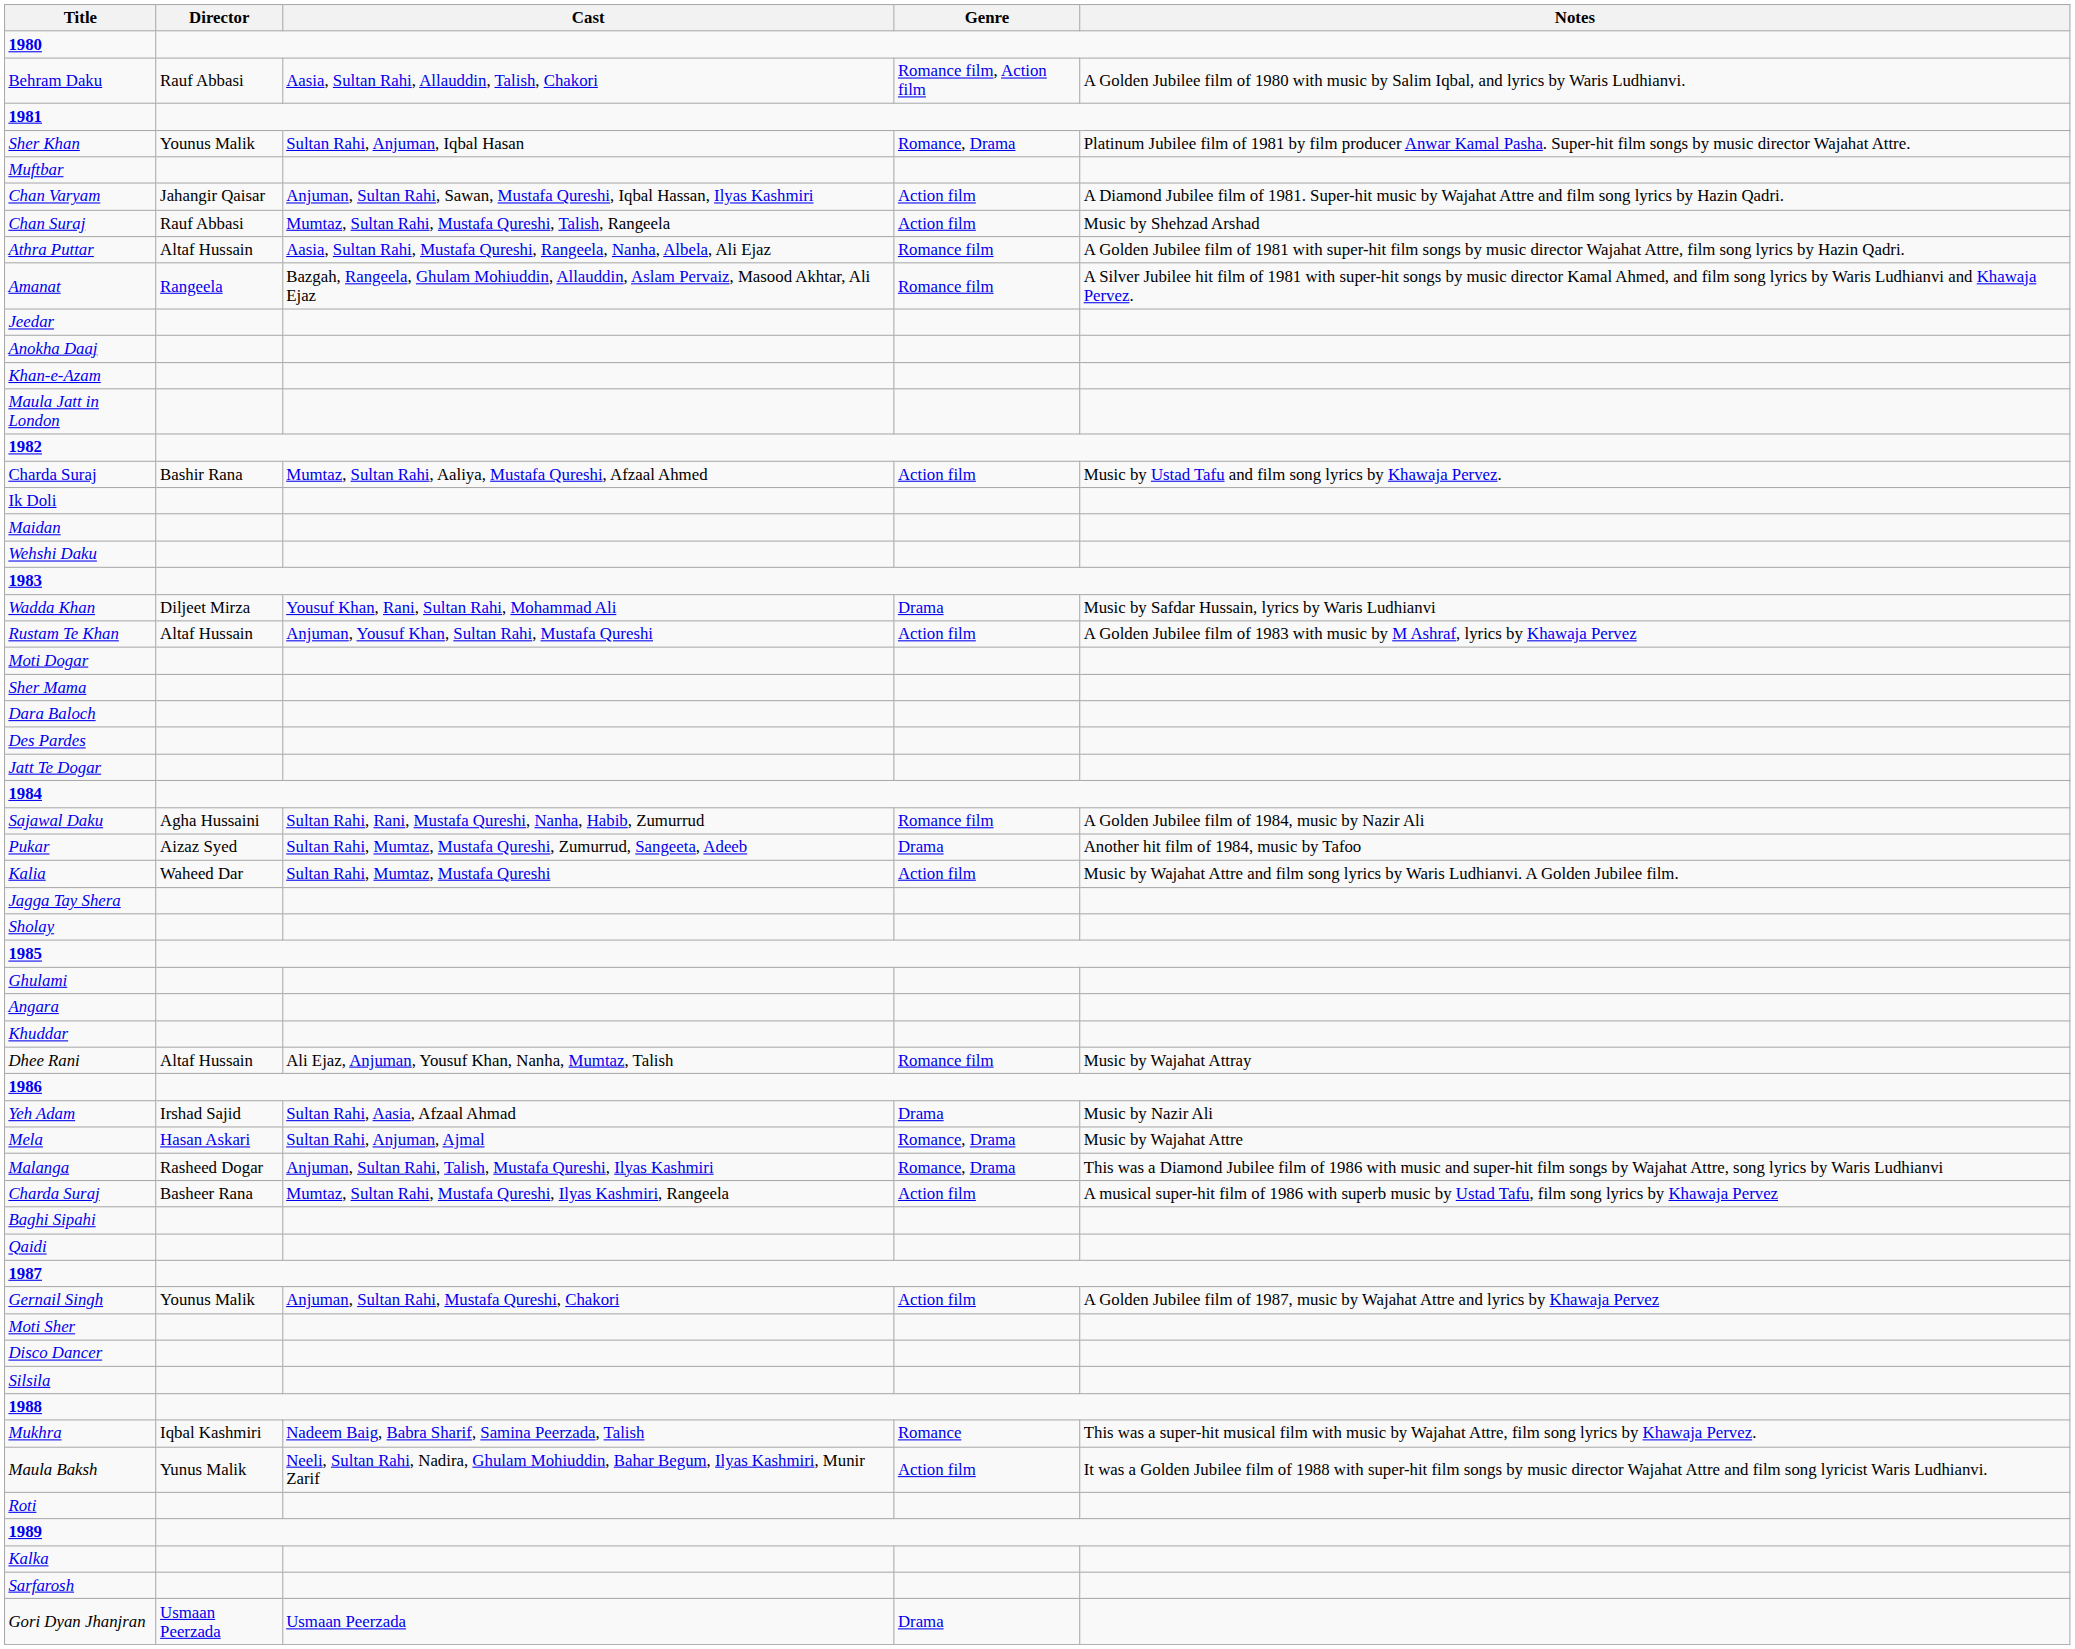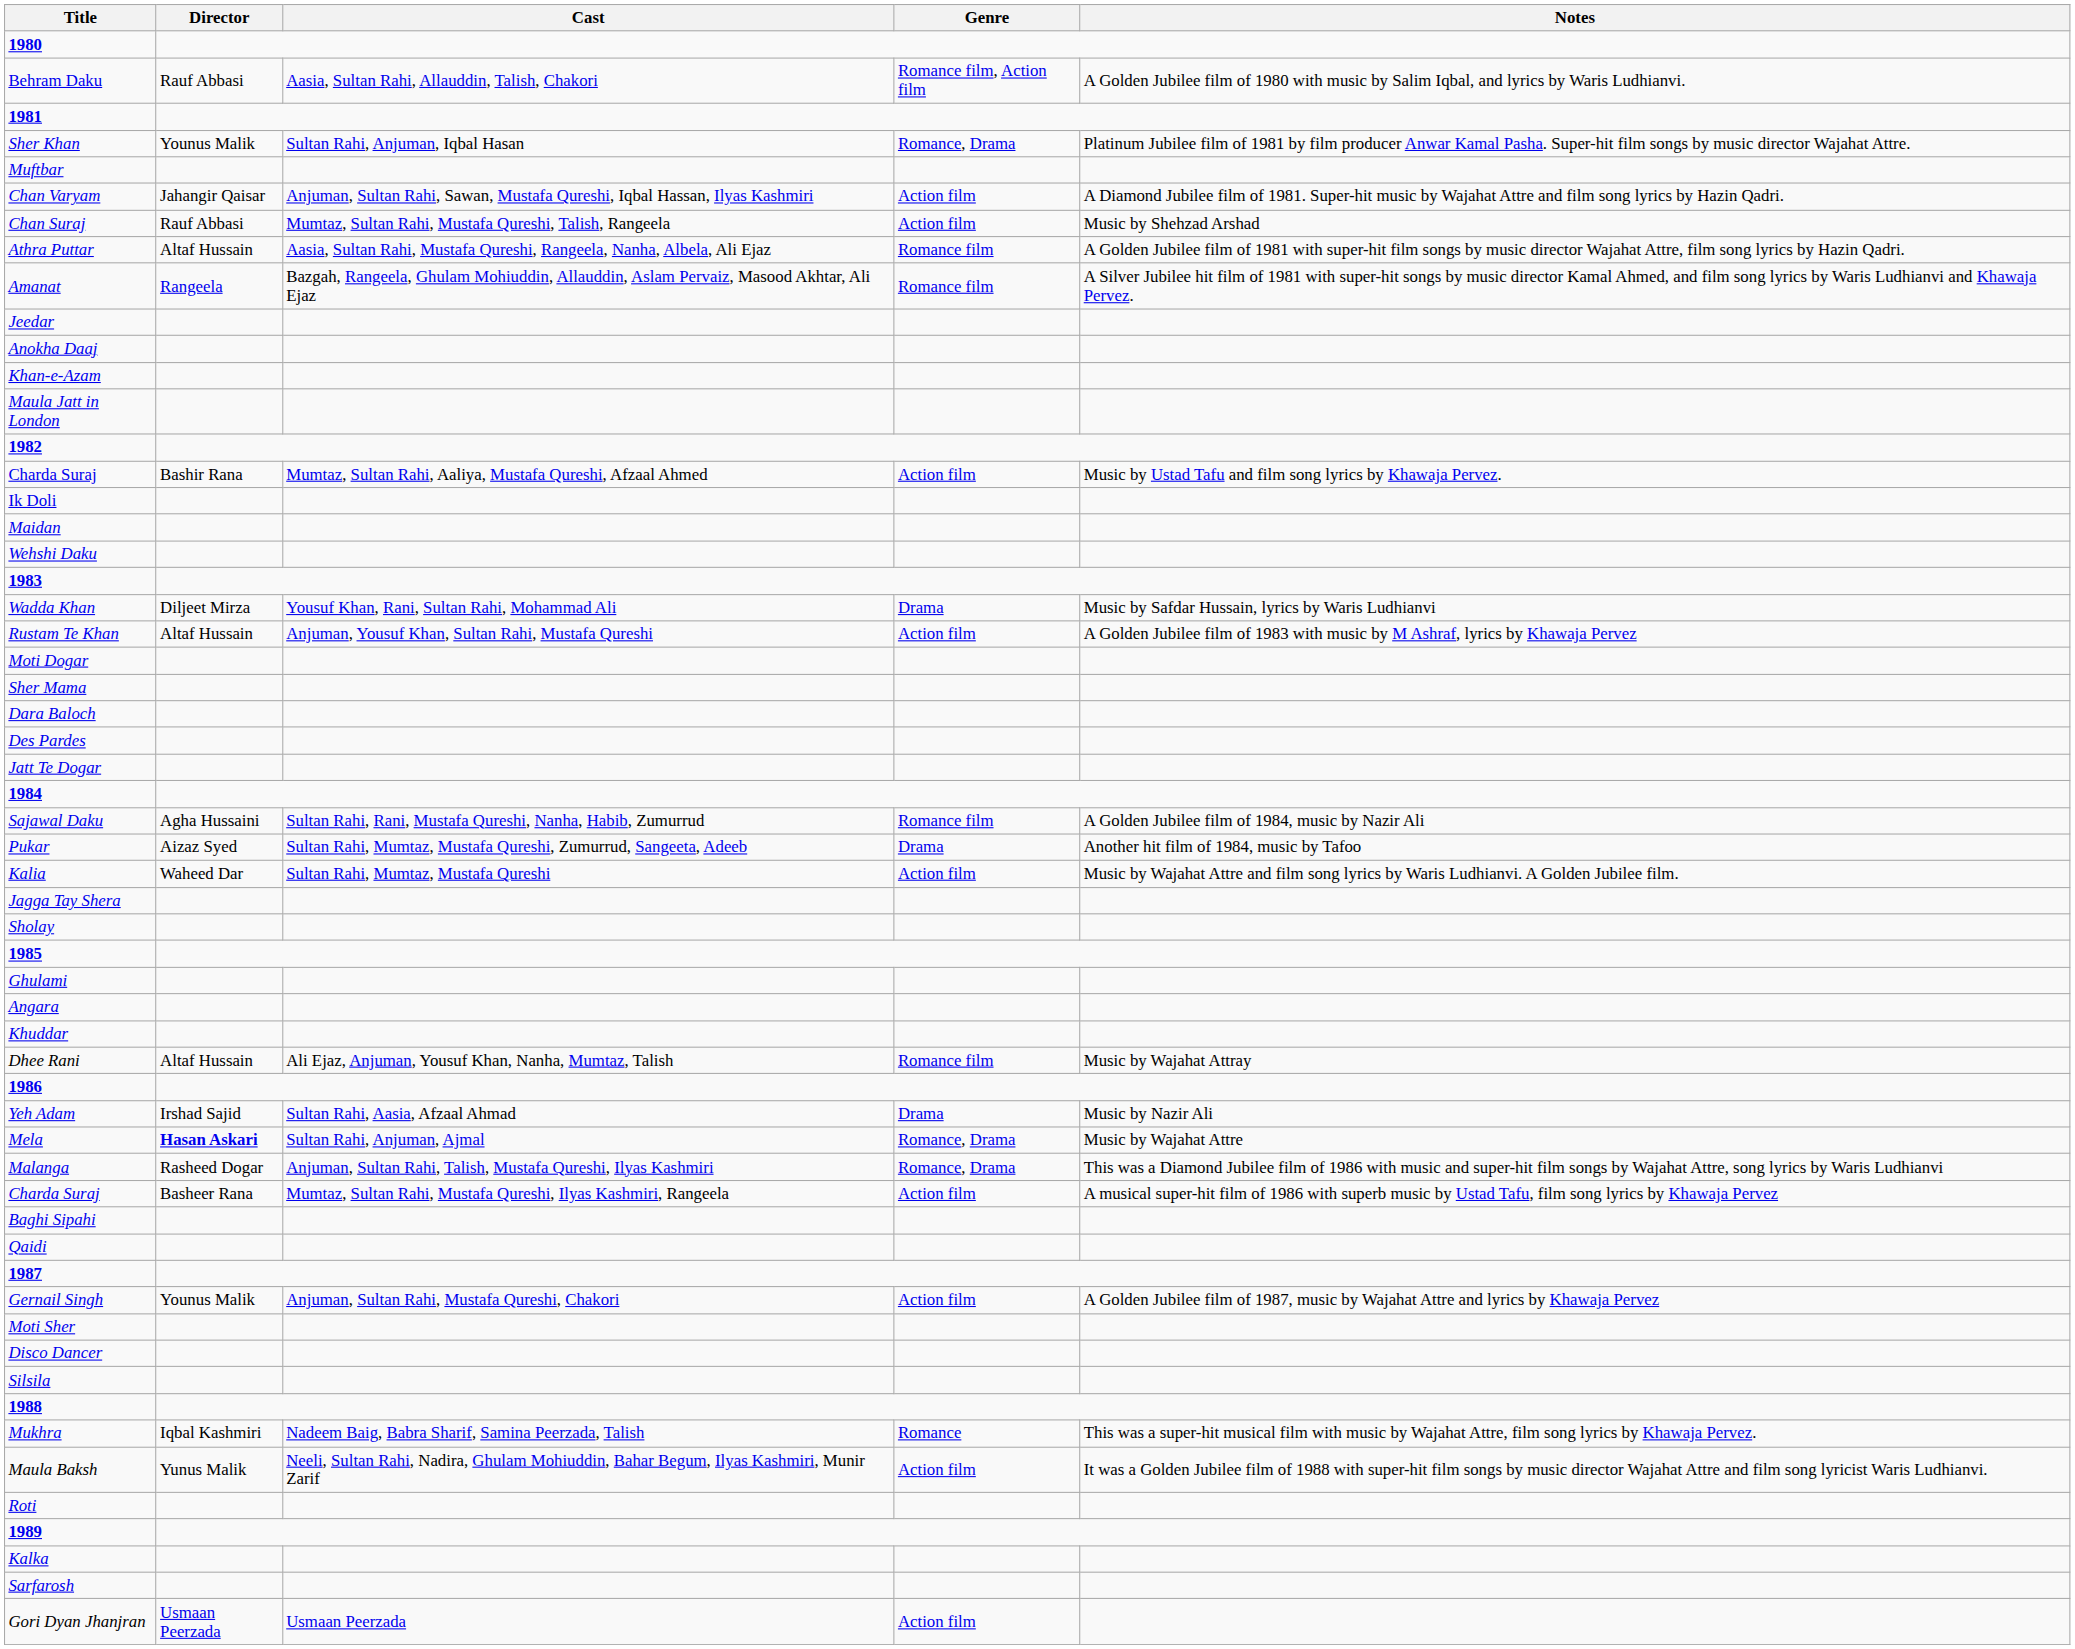(205, 1140) normal -> (209, 1140) bold
(921, 1621) Drama -> (937, 1621) Action film
